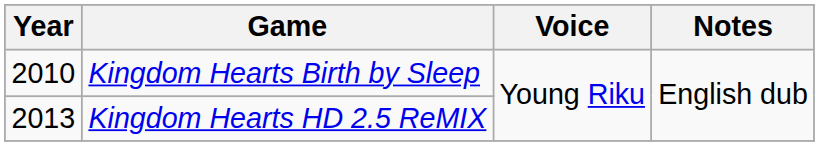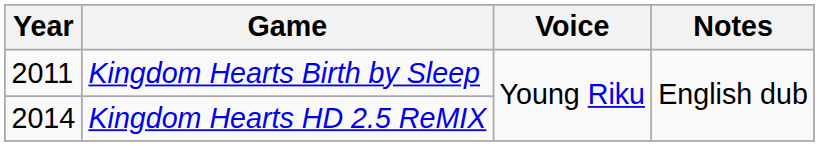(43, 72) 2010 -> (42, 72) 2011
(43, 118) 2013 -> (43, 118) 2014
